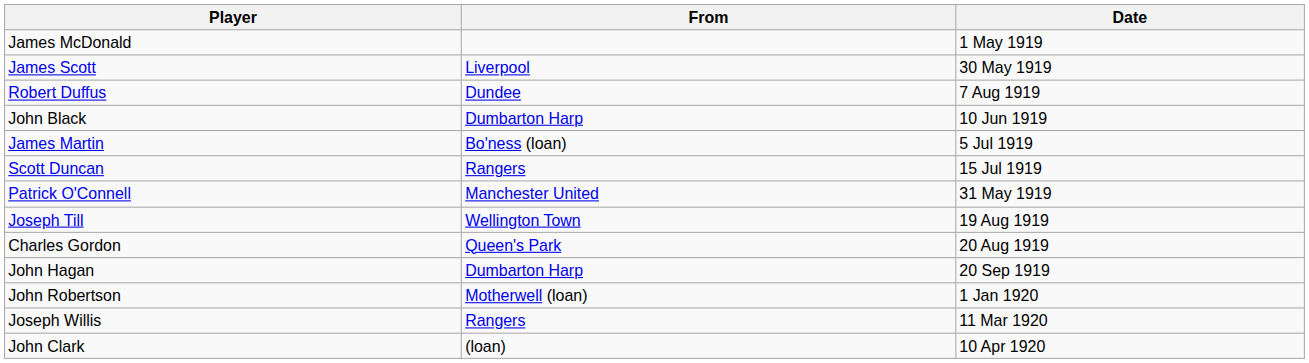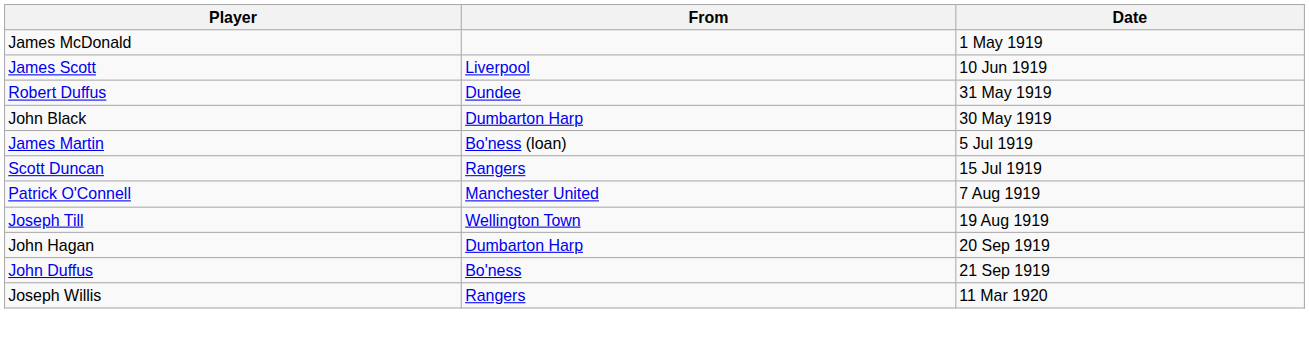(1005, 68) 30 May 1919 -> (1003, 68) 10 Jun 1919
(1000, 93) 7 Aug 1919 -> (1005, 93) 31 May 1919
(1003, 118) 10 Jun 1919 -> (1005, 118) 30 May 1919
(1005, 194) 31 May 1919 -> (1000, 194) 7 Aug 1919
- row: (65, 245)
+ row: (51, 270)
- row: (65, 295)
- row: (46, 346)
